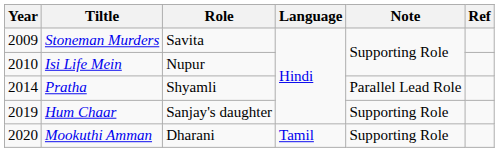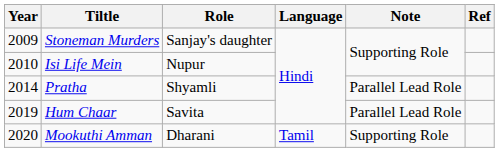(185, 40) Savita -> (219, 40) Sanjay's daughter
(219, 111) Sanjay's daughter -> (185, 111) Savita
(399, 111) Supporting Role -> (405, 111) Parallel Lead Role
